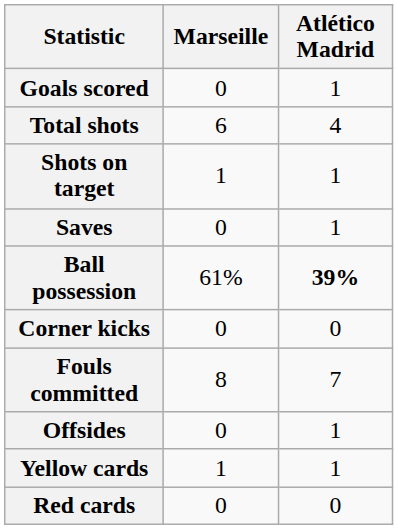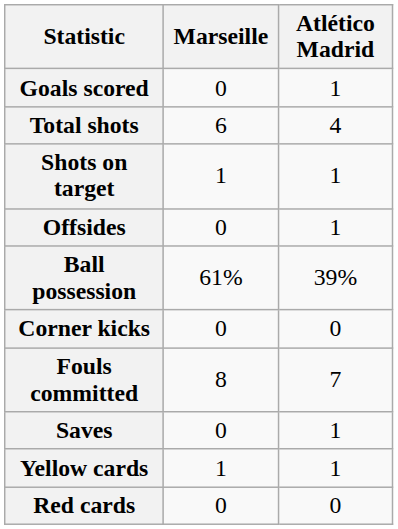rows swapped: (84, 226) <-> (84, 430)
(335, 277) bold -> (335, 277) normal
